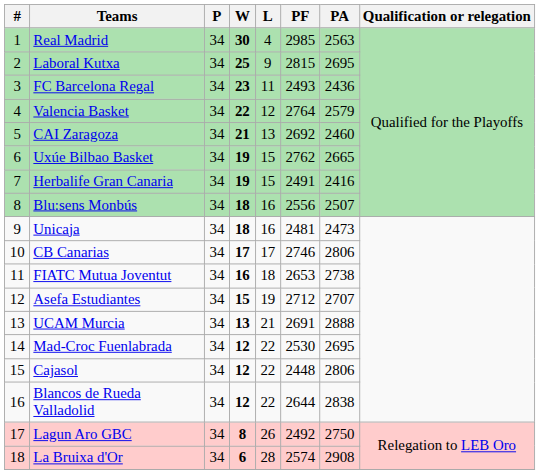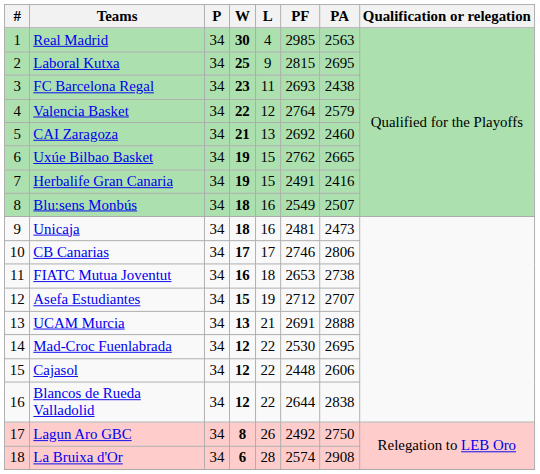(300, 87) 2493 -> (300, 87) 2693
(340, 87) 2436 -> (340, 87) 2438
(300, 205) 2556 -> (300, 205) 2549
(340, 370) 2806 -> (340, 370) 2606
